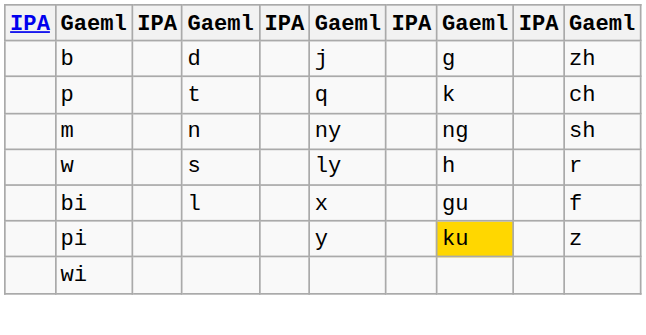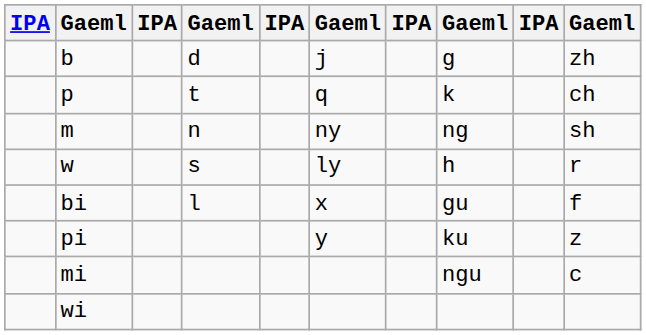(455, 239) gold background -> (455, 239) no background
+ row: (74, 275)
